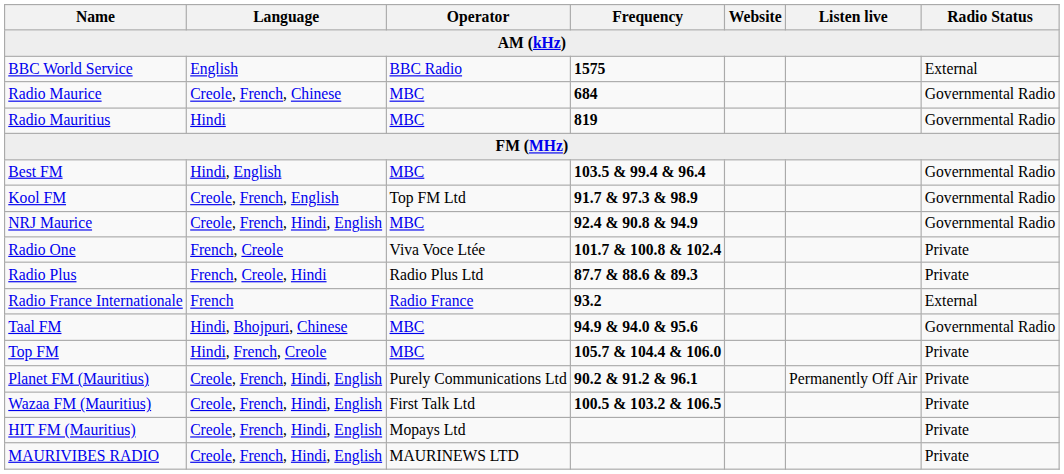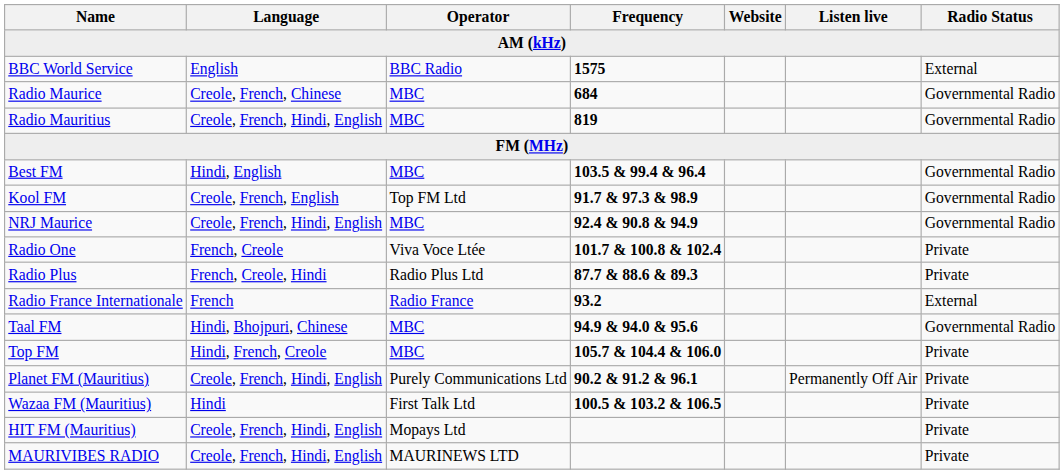(208, 120) Hindi -> (286, 120) Creole, French, Hindi, English
(286, 404) Creole, French, Hindi, English -> (208, 404) Hindi
